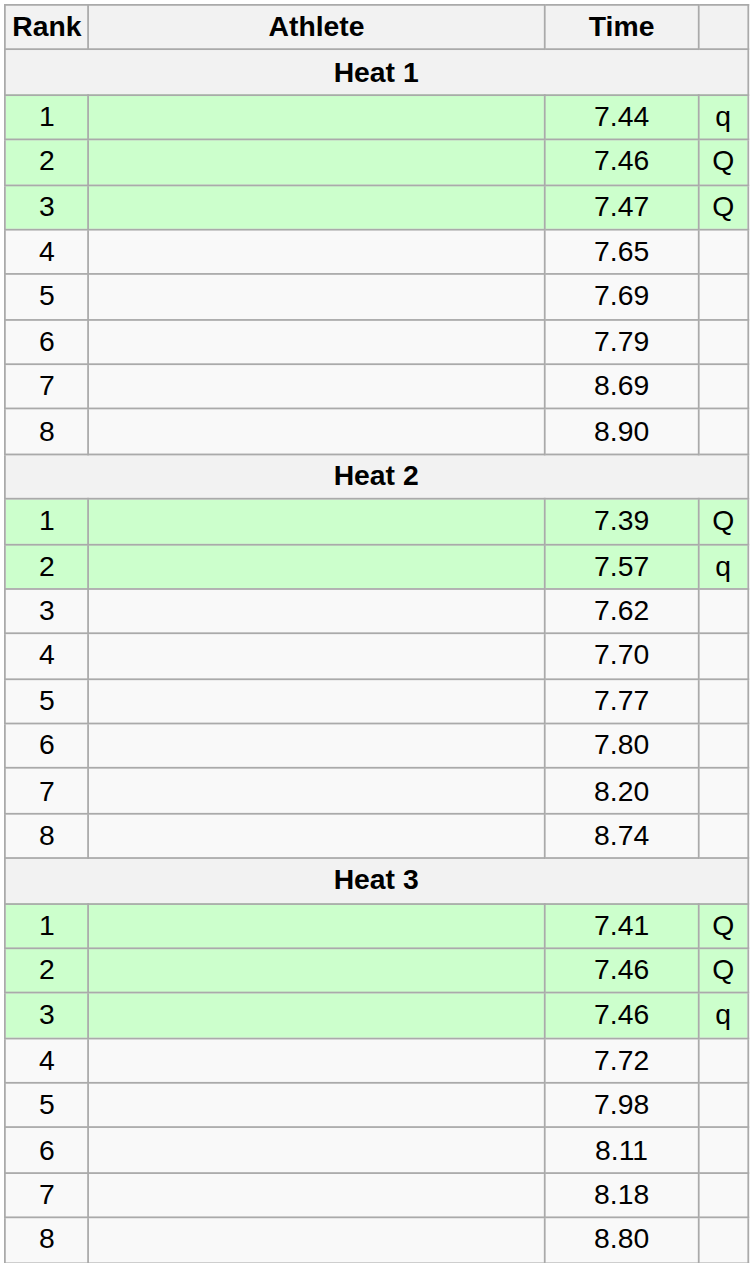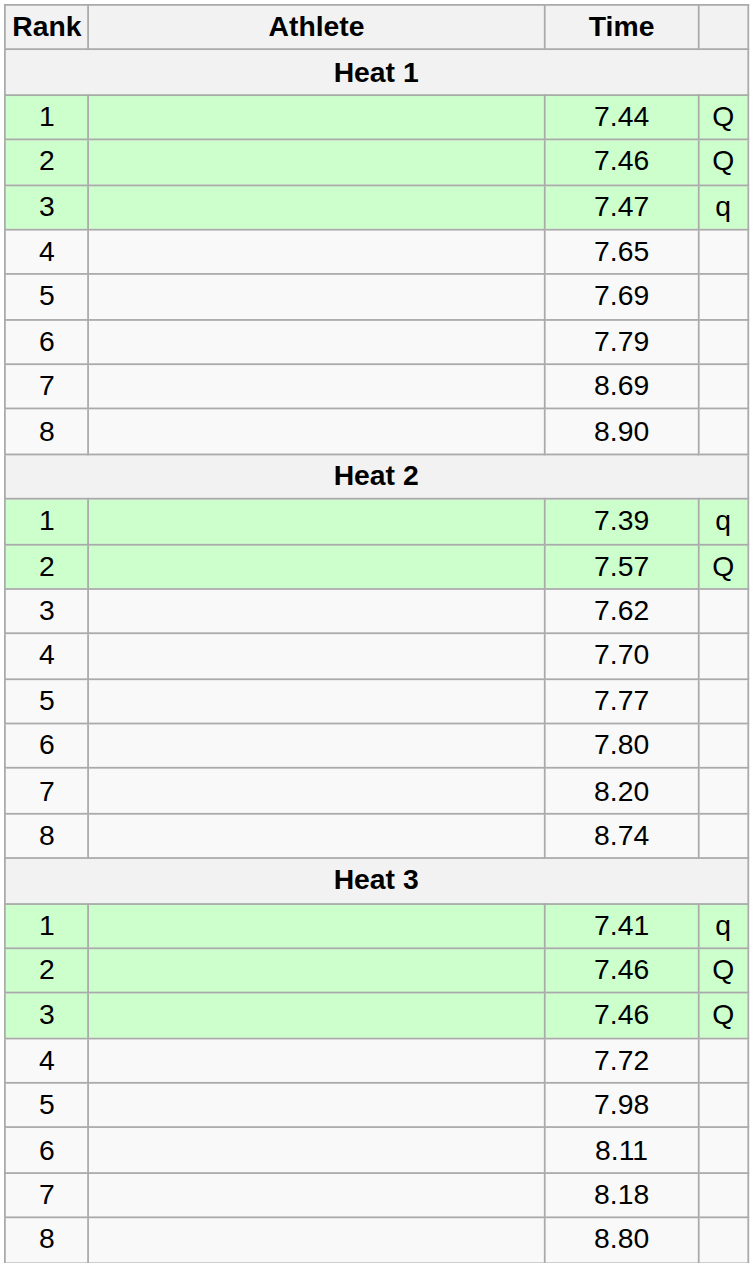(723, 116) q -> (723, 116) Q
(723, 206) Q -> (723, 206) q
(723, 521) Q -> (723, 521) q
(723, 565) q -> (723, 565) Q
(723, 925) Q -> (723, 925) q
(723, 1015) q -> (723, 1015) Q
